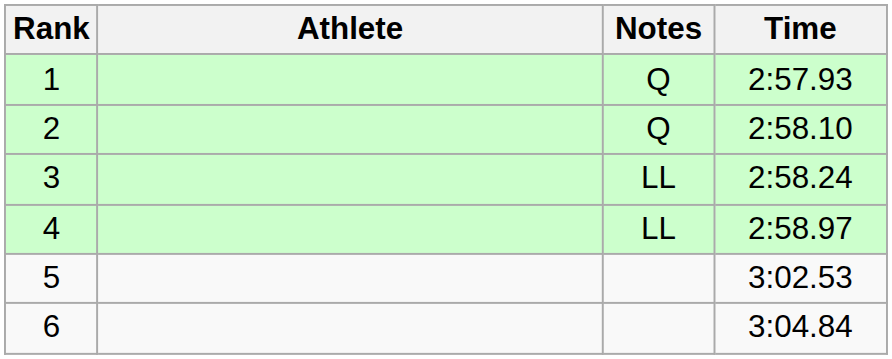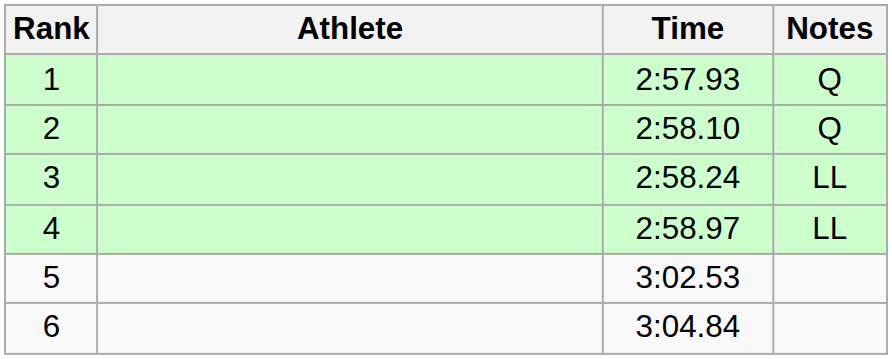columns swapped: (800, 29) <-> (659, 29)
